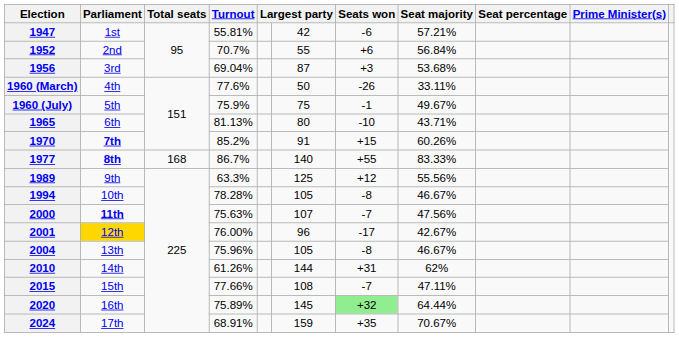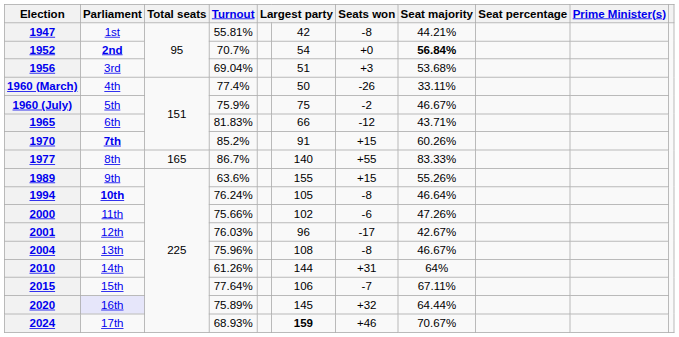(367, 32) -6 -> (367, 32) -8
(437, 32) 57.21% -> (437, 32) 44.21%
(112, 50) normal -> (112, 50) bold
(303, 50) 55 -> (303, 50) 54
(367, 50) +6 -> (367, 50) +0
(437, 50) normal -> (437, 50) bold
(303, 68) 87 -> (303, 68) 51
(233, 87) 77.6% -> (233, 87) 77.4%
(367, 105) -1 -> (367, 105) -2
(437, 105) 49.67% -> (437, 105) 46.67%
(233, 123) 81.13% -> (233, 123) 81.83%
(303, 123) 80 -> (303, 123) 66
(367, 123) -10 -> (367, 123) -12
(112, 159) bold -> (112, 159) normal
(177, 159) 168 -> (177, 159) 165
(233, 178) 63.3% -> (233, 178) 63.6%
(303, 178) 125 -> (303, 178) 155
(367, 178) +12 -> (367, 178) +15
(437, 178) 55.56% -> (437, 178) 55.26%
(112, 196) normal -> (112, 196) bold
(233, 196) 78.28% -> (233, 196) 76.24%
(437, 196) 46.67% -> (437, 196) 46.64%
(112, 214) bold -> (112, 214) normal
(233, 214) 75.63% -> (233, 214) 75.66%
(303, 214) 107 -> (303, 214) 102
(367, 214) -7 -> (367, 214) -6
(437, 214) 47.56% -> (437, 214) 47.26%
(112, 232) gold background -> (112, 232) no background
(233, 232) 76.00% -> (233, 232) 76.03%
(303, 250) 105 -> (303, 250) 108
(437, 269) 62% -> (437, 269) 64%
(233, 287) 77.66% -> (233, 287) 77.64%
(303, 287) 108 -> (303, 287) 106
(437, 287) 47.11% -> (437, 287) 67.11%
(112, 305) no background -> (112, 305) lavender background
(367, 305) lightgreen background -> (367, 305) no background
(233, 323) 68.91% -> (233, 323) 68.93%
(303, 323) normal -> (303, 323) bold
(367, 323) +35 -> (367, 323) +46
